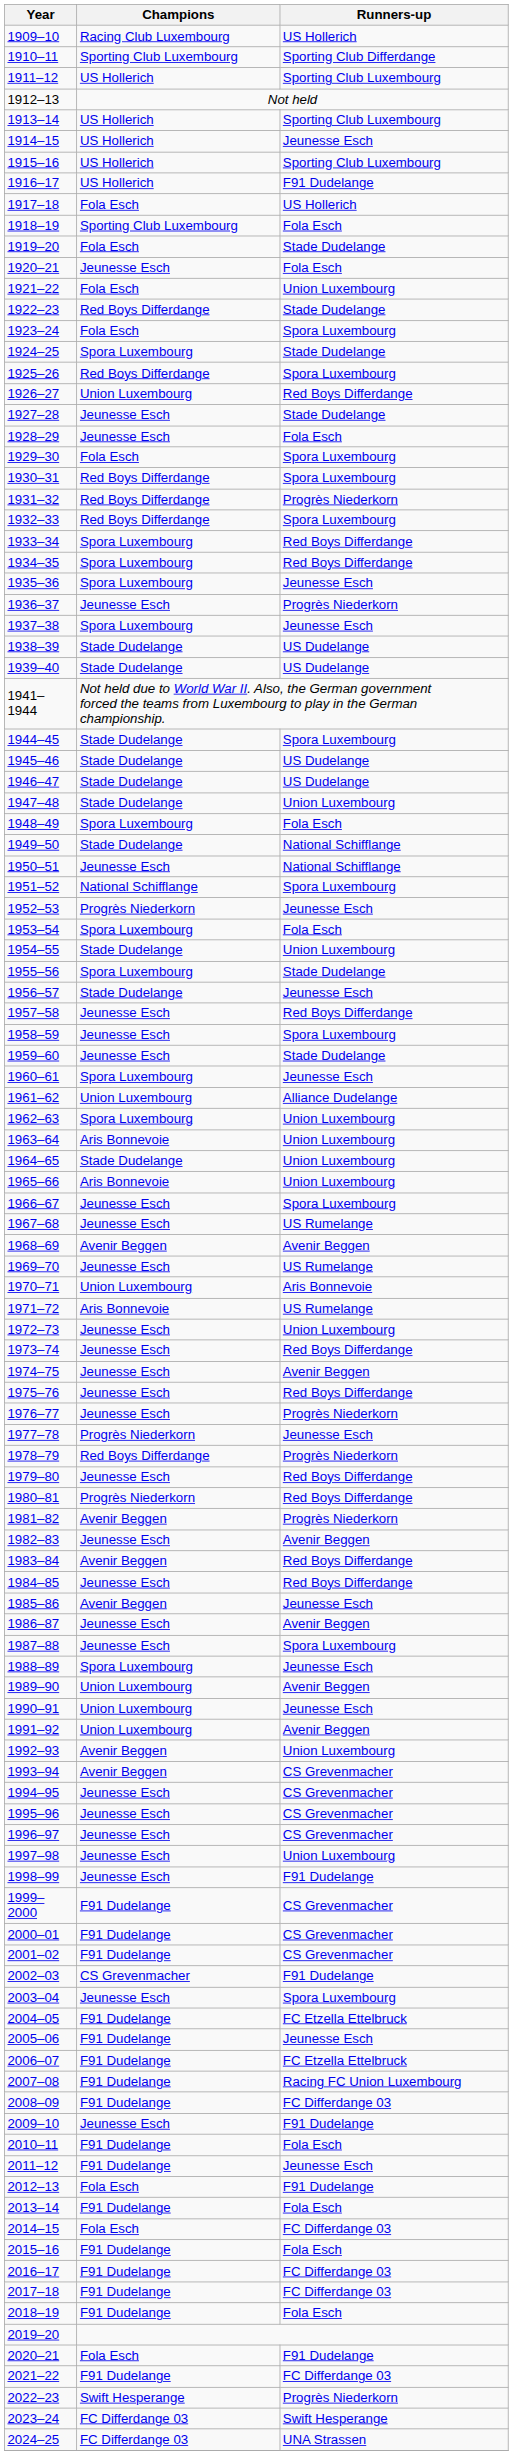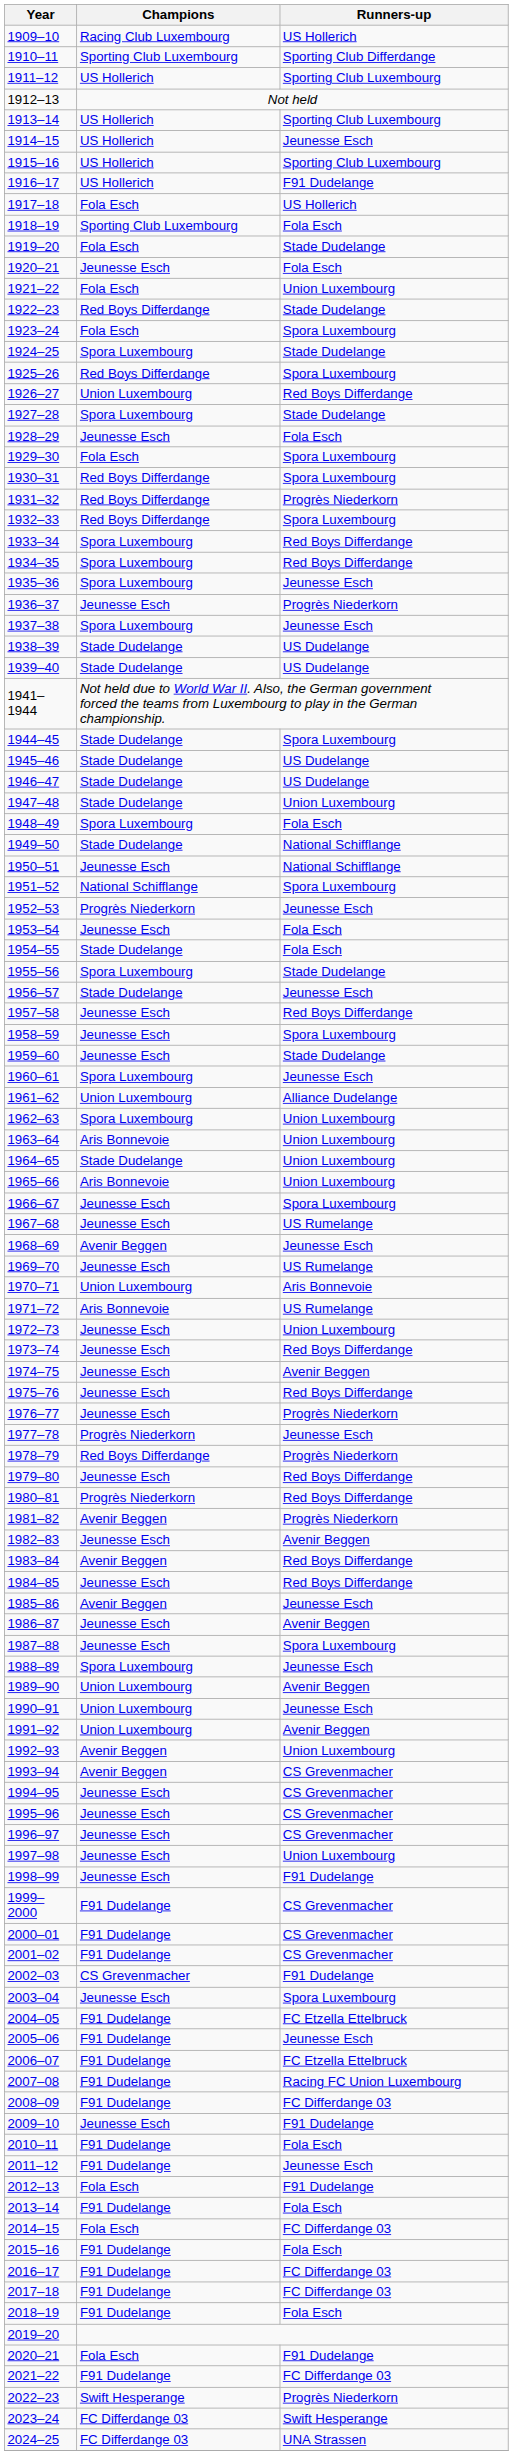(125, 415) Jeunesse Esch -> (136, 415) Spora Luxembourg
(136, 929) Spora Luxembourg -> (125, 929) Jeunesse Esch
(339, 950) Union Luxembourg -> (312, 950) Fola Esch
(326, 1245) Avenir Beggen -> (328, 1245) Jeunesse Esch
